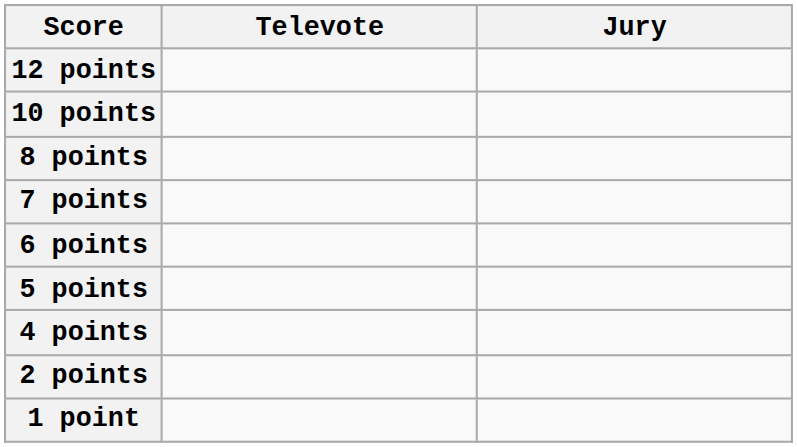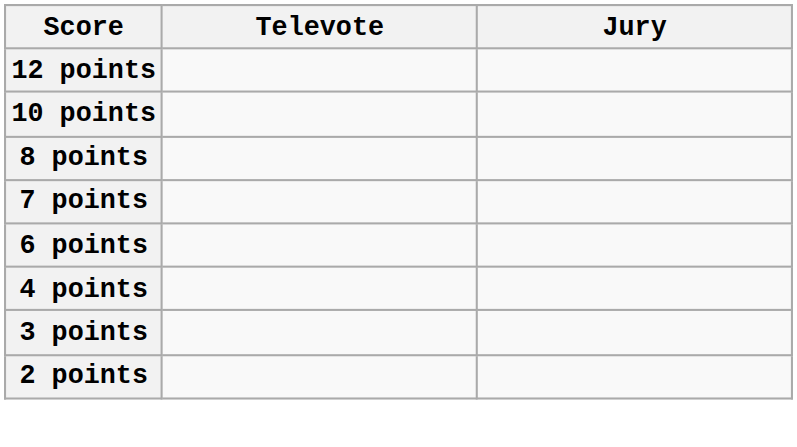- row: (84, 289)
+ row: (84, 332)
- row: (84, 420)
